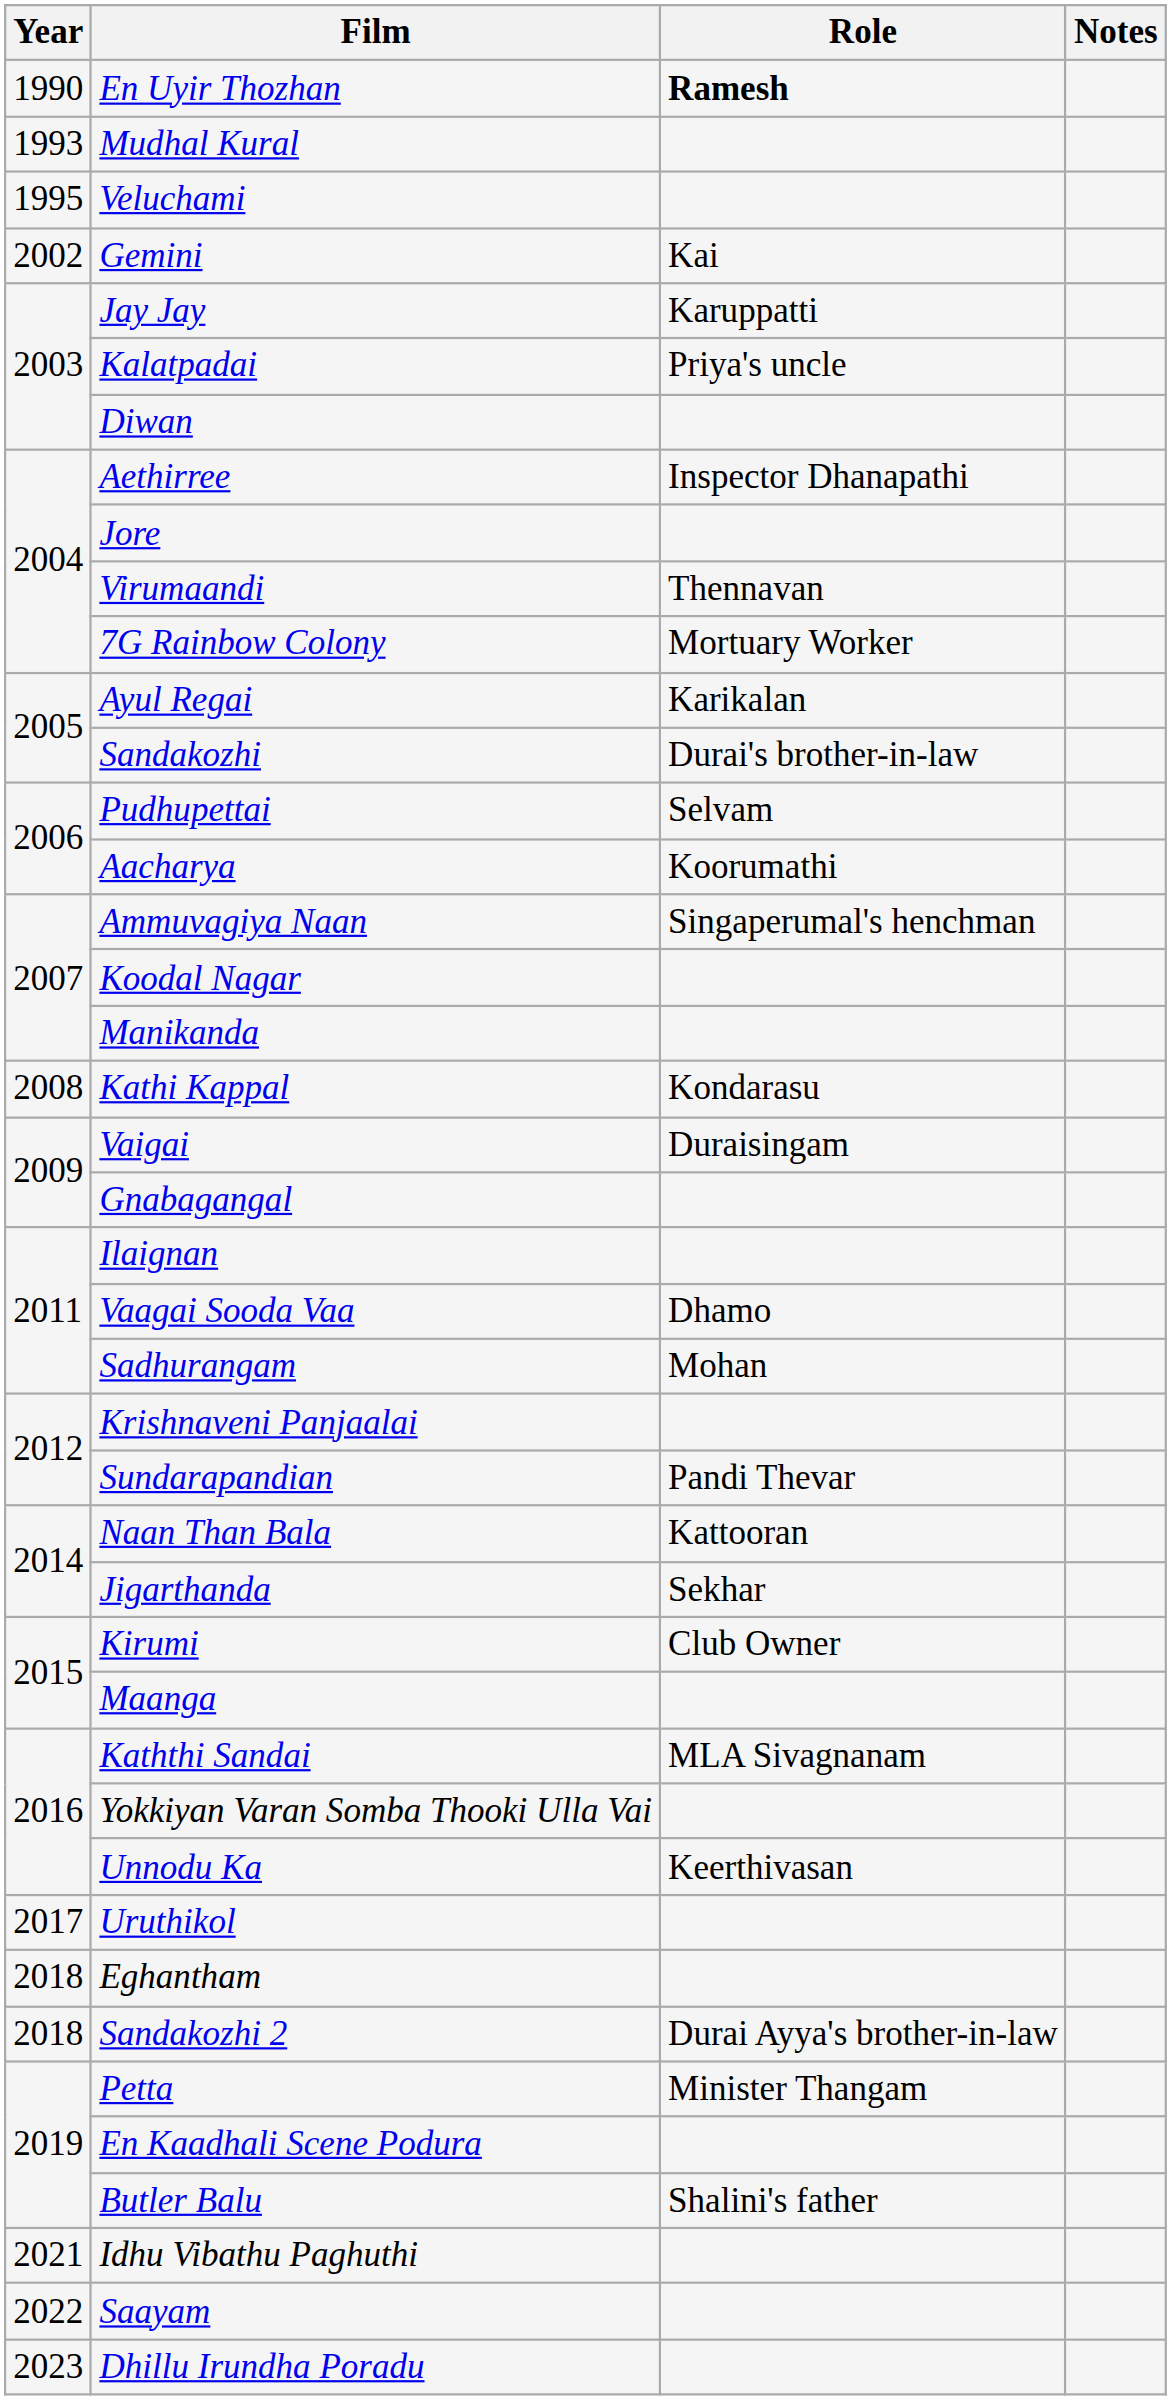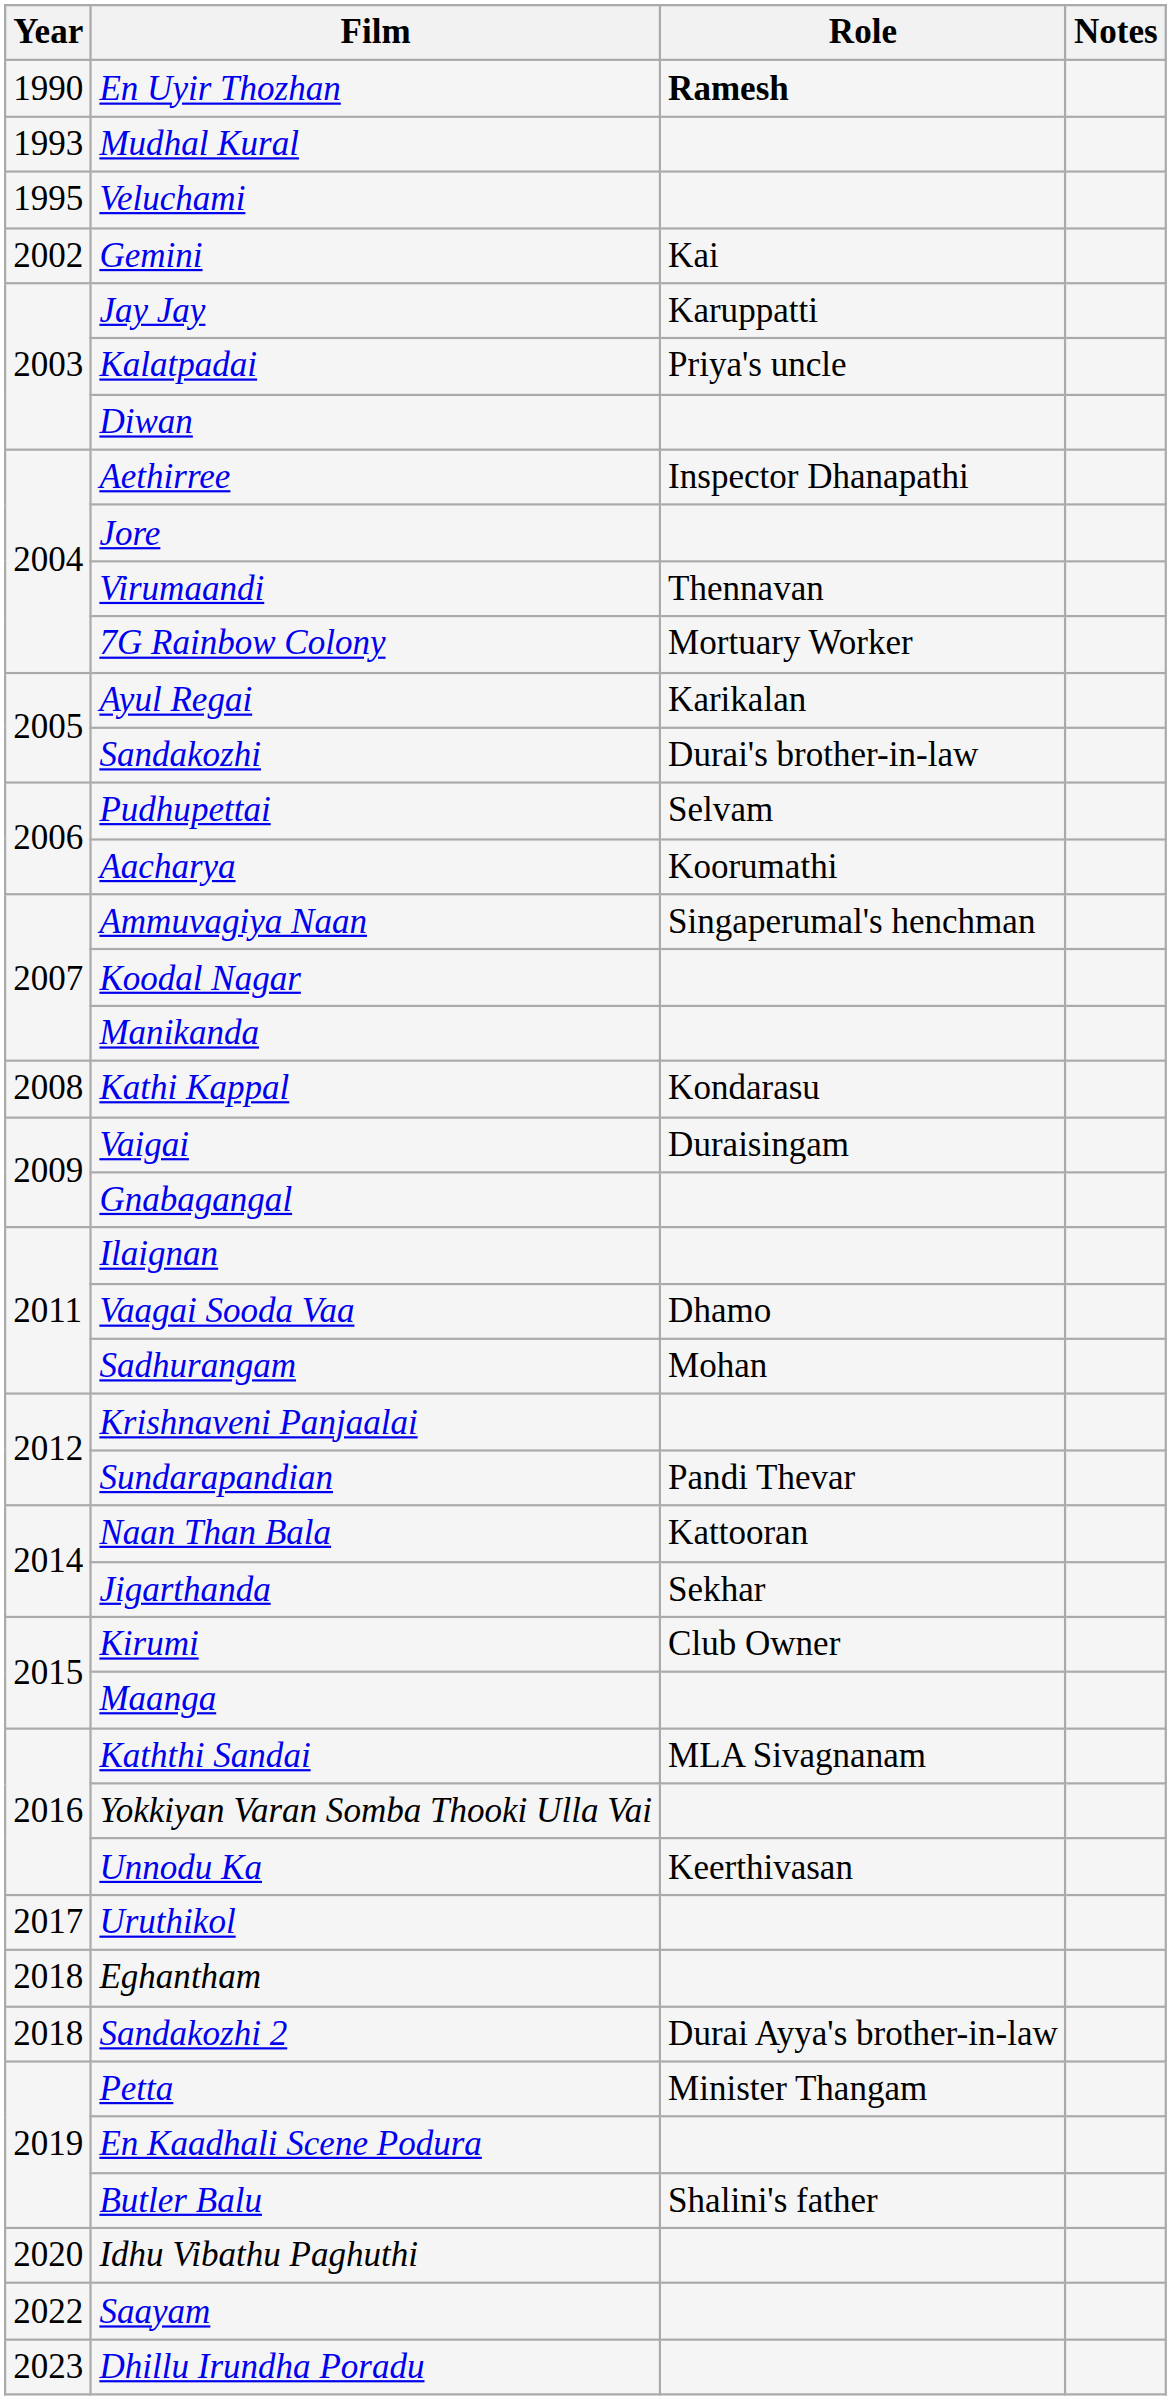(48, 2255) 2021 -> (48, 2255) 2020
